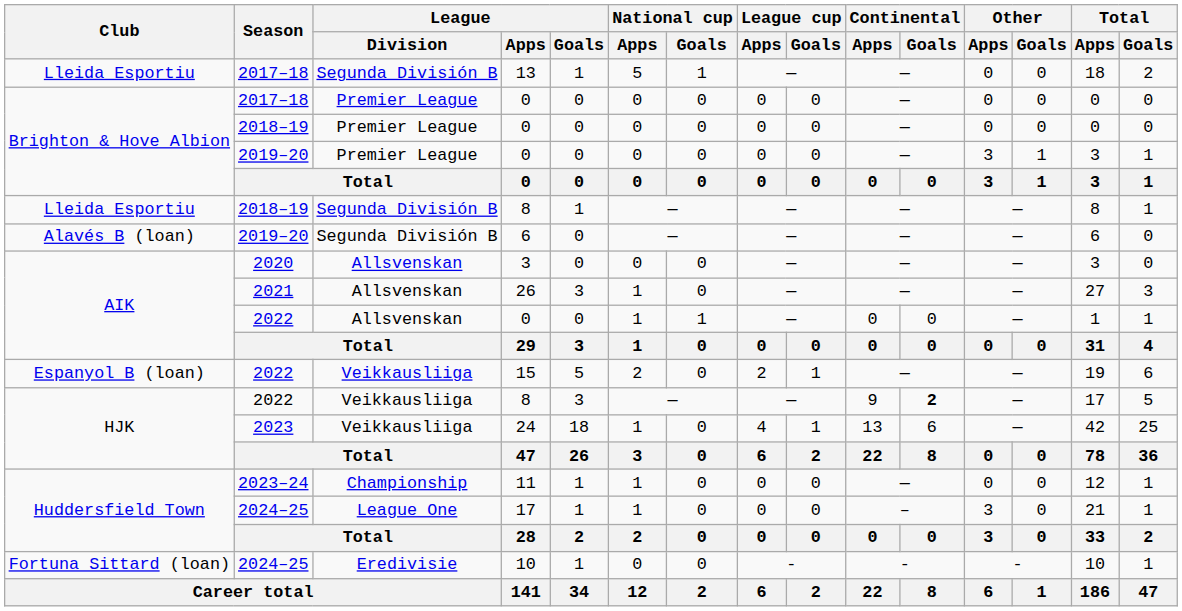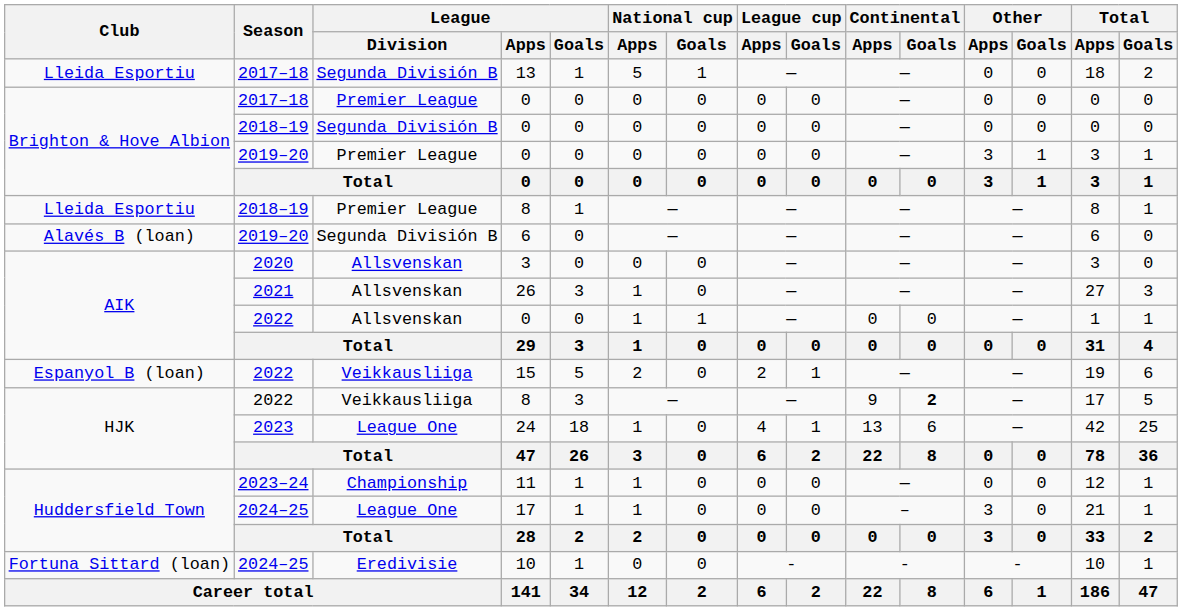(407, 128) Premier League -> (407, 128) Segunda División B
(407, 210) Segunda División B -> (407, 210) Premier League
(407, 428) Veikkausliiga -> (407, 428) League One
